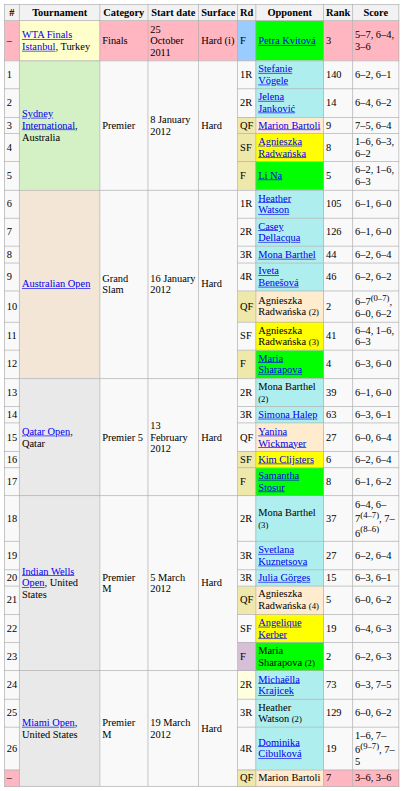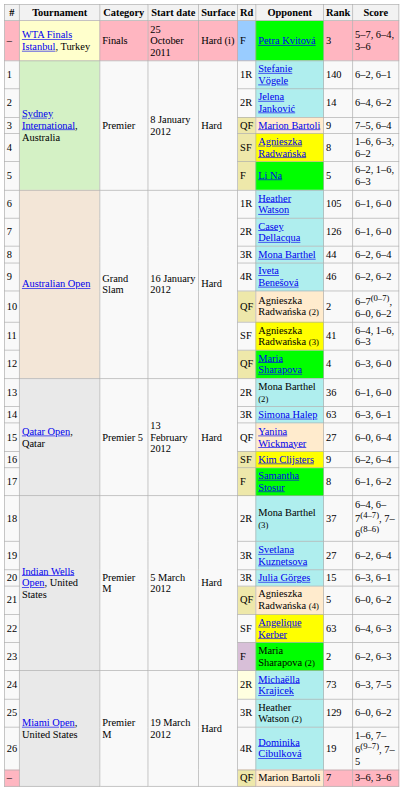(243, 364) F -> (247, 364) QF
(331, 392) 39 -> (331, 392) 36
(329, 459) 6 -> (329, 459) 9
(331, 628) 19 -> (331, 628) 63
